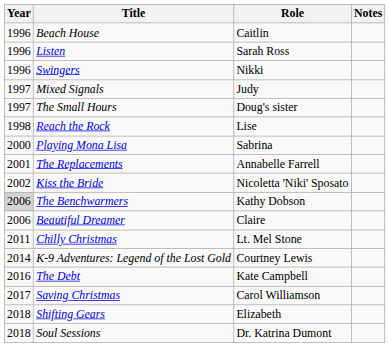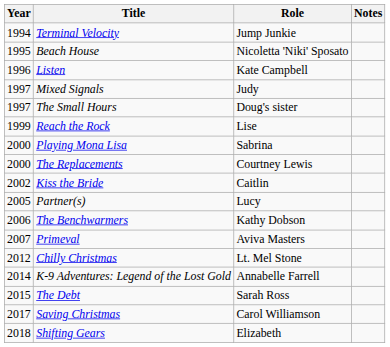+ row: (78, 32)
(19, 32) 1996 -> (19, 51) 1995
(253, 32) Caitlin -> (292, 51) Nicoletta 'Niki' Sposato
(263, 51) Sarah Ross -> (272, 70) Kate Campbell
- row: (58, 70)
(19, 126) 1998 -> (19, 126) 1999
(19, 164) 2001 -> (19, 164) 2000
(278, 164) Annabelle Farrell -> (274, 164) Courtney Lewis
(292, 182) Nicoletta 'Niki' Sposato -> (253, 182) Caitlin
+ row: (61, 201)
(19, 201) lightgrey background -> (19, 220) no background
- row: (81, 220)
+ row: (58, 239)
(19, 239) 2011 -> (19, 257) 2012
(274, 257) Courtney Lewis -> (278, 276) Annabelle Farrell
(19, 276) 2016 -> (19, 295) 2015
(272, 276) Kate Campbell -> (263, 295) Sarah Ross
- row: (68, 333)
